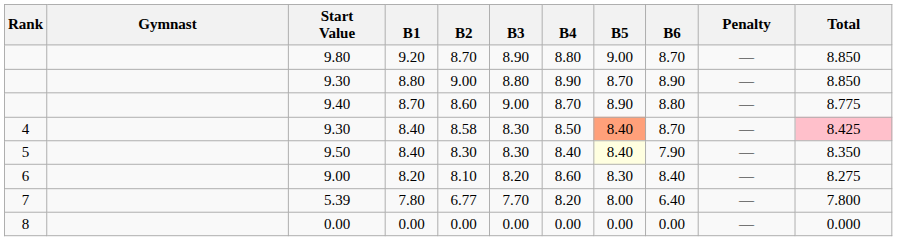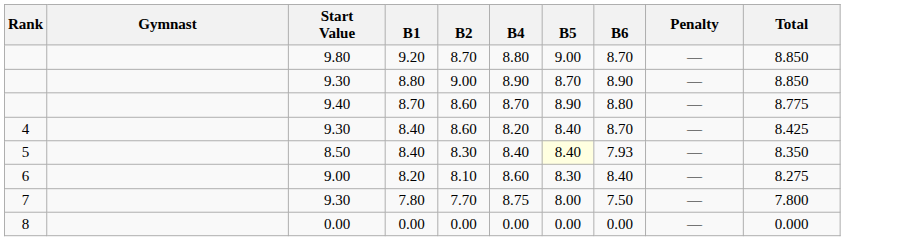- column: (516, 33)
(464, 128) 8.58 -> (464, 128) 8.60
(568, 128) 8.50 -> (516, 128) 8.20
(620, 128) lightsalmon background -> (568, 128) no background
(844, 128) pink background -> (792, 128) no background
(337, 152) 9.50 -> (337, 152) 8.50
(672, 152) 7.90 -> (620, 152) 7.93
(337, 200) 5.39 -> (337, 200) 9.30
(464, 200) 6.77 -> (464, 200) 7.70
(568, 200) 8.20 -> (516, 200) 8.75
(672, 200) 6.40 -> (620, 200) 7.50
